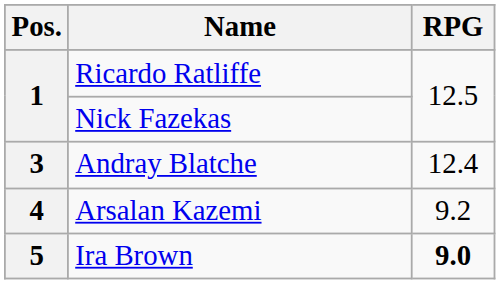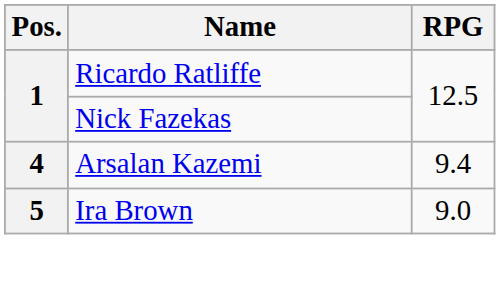- row: (166, 164)
(453, 210) 9.2 -> (453, 164) 9.4
(453, 255) bold -> (453, 210) normal
